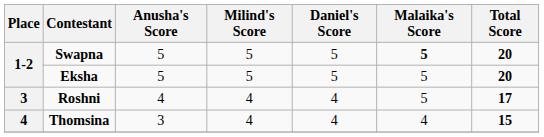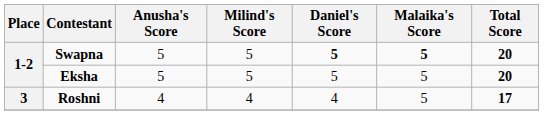(334, 53) normal -> (334, 53) bold
- row: (79, 120)
